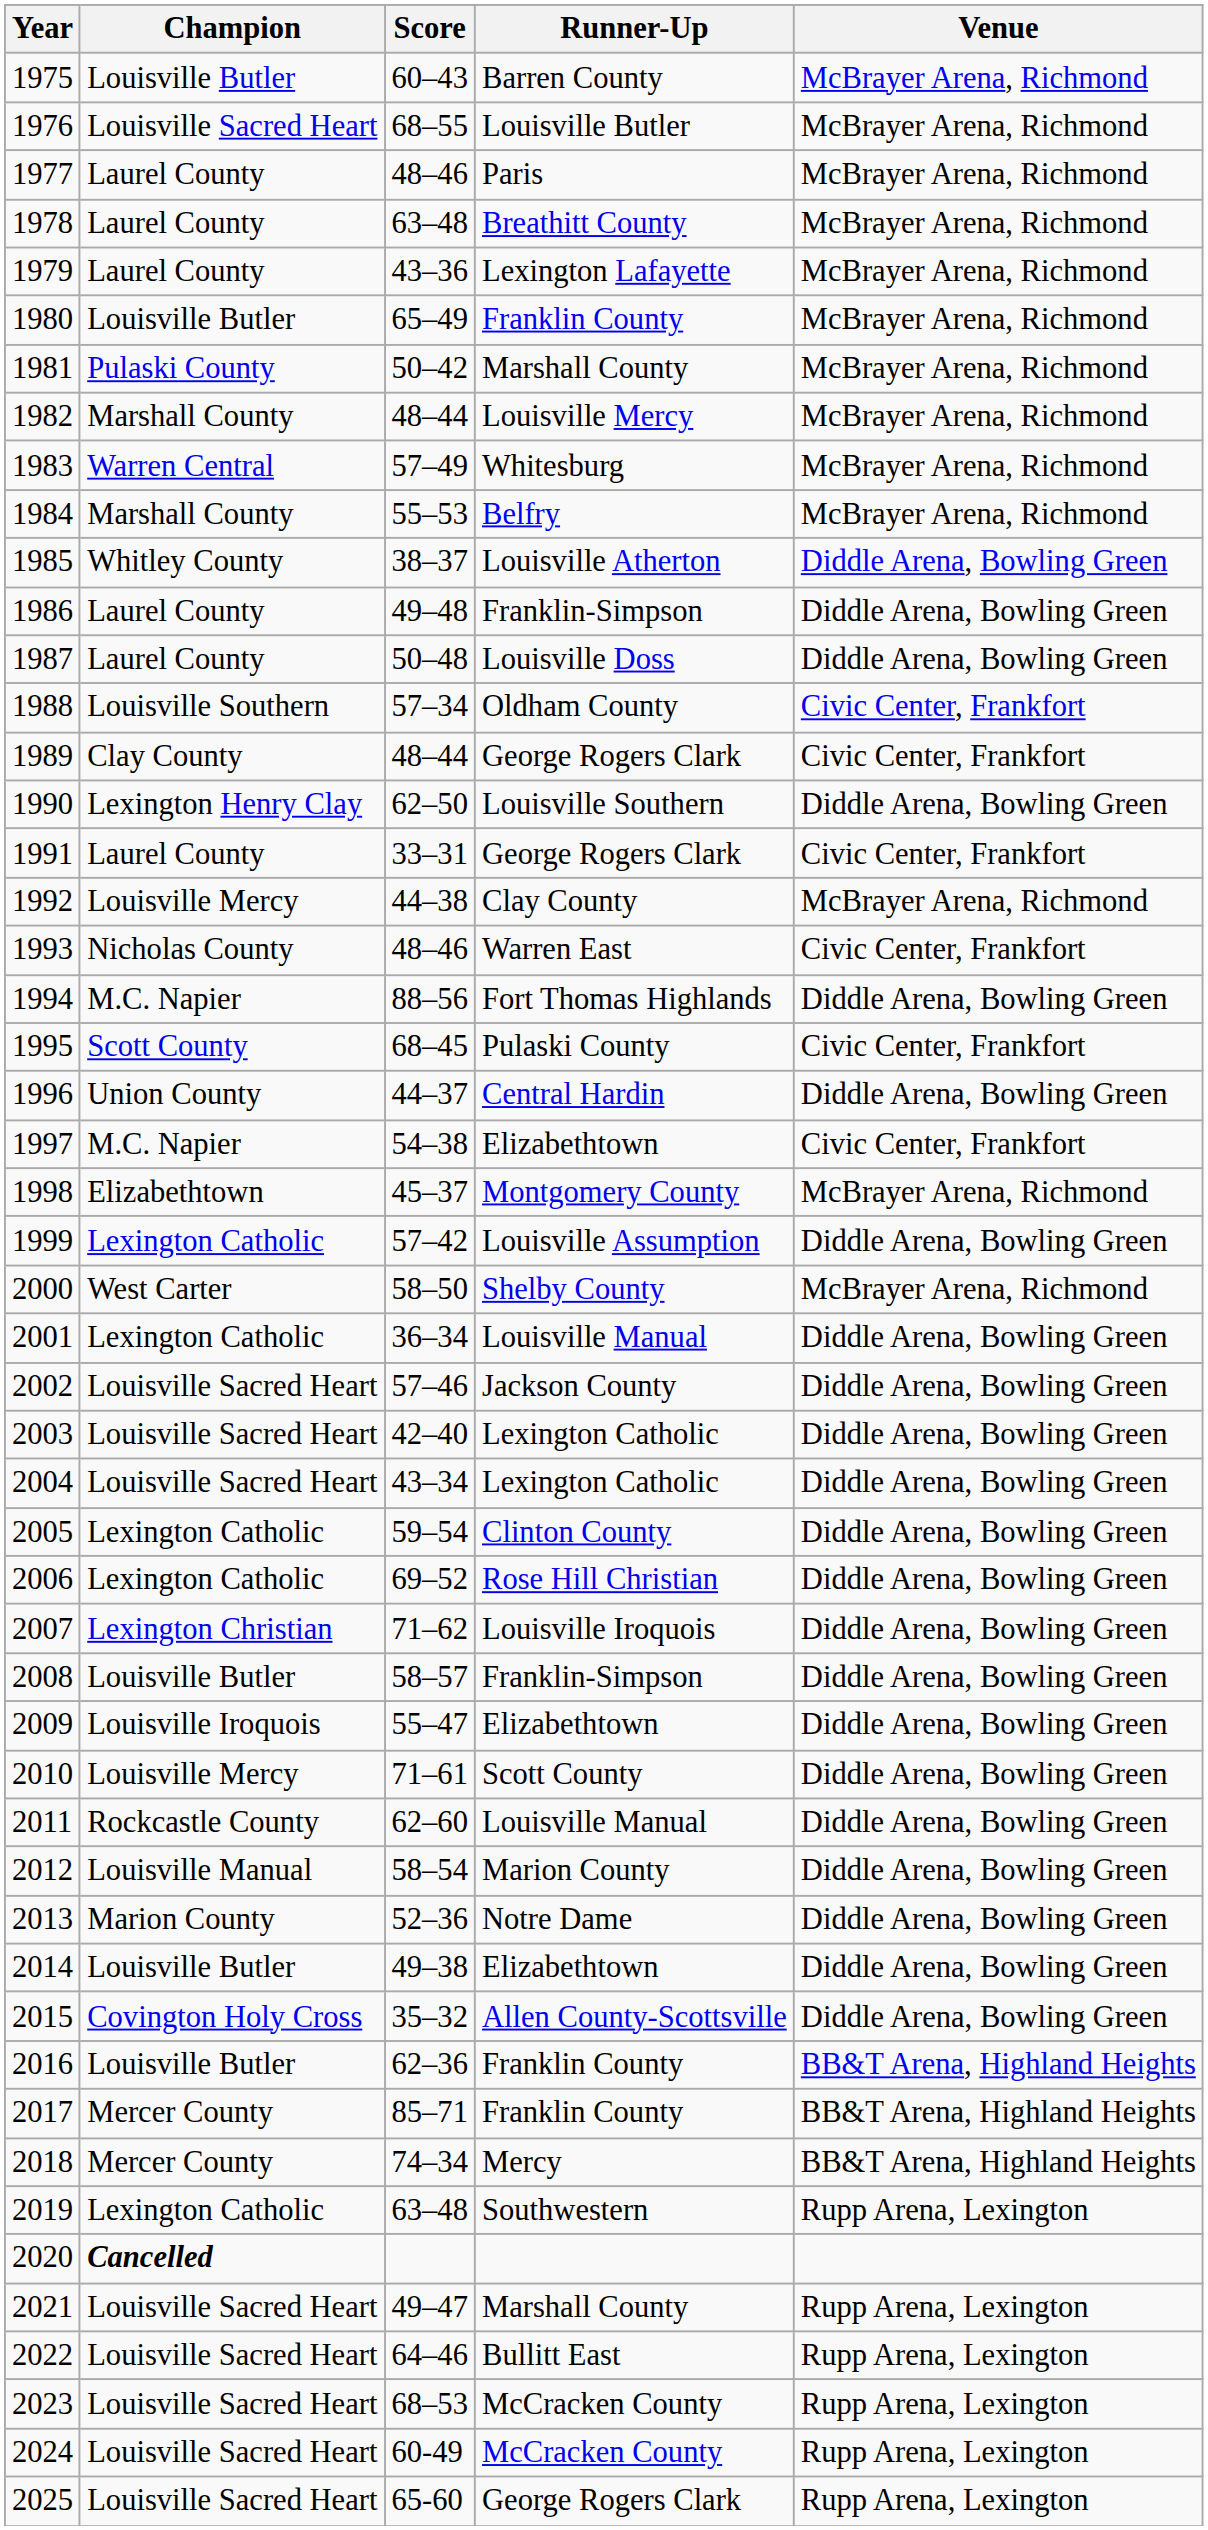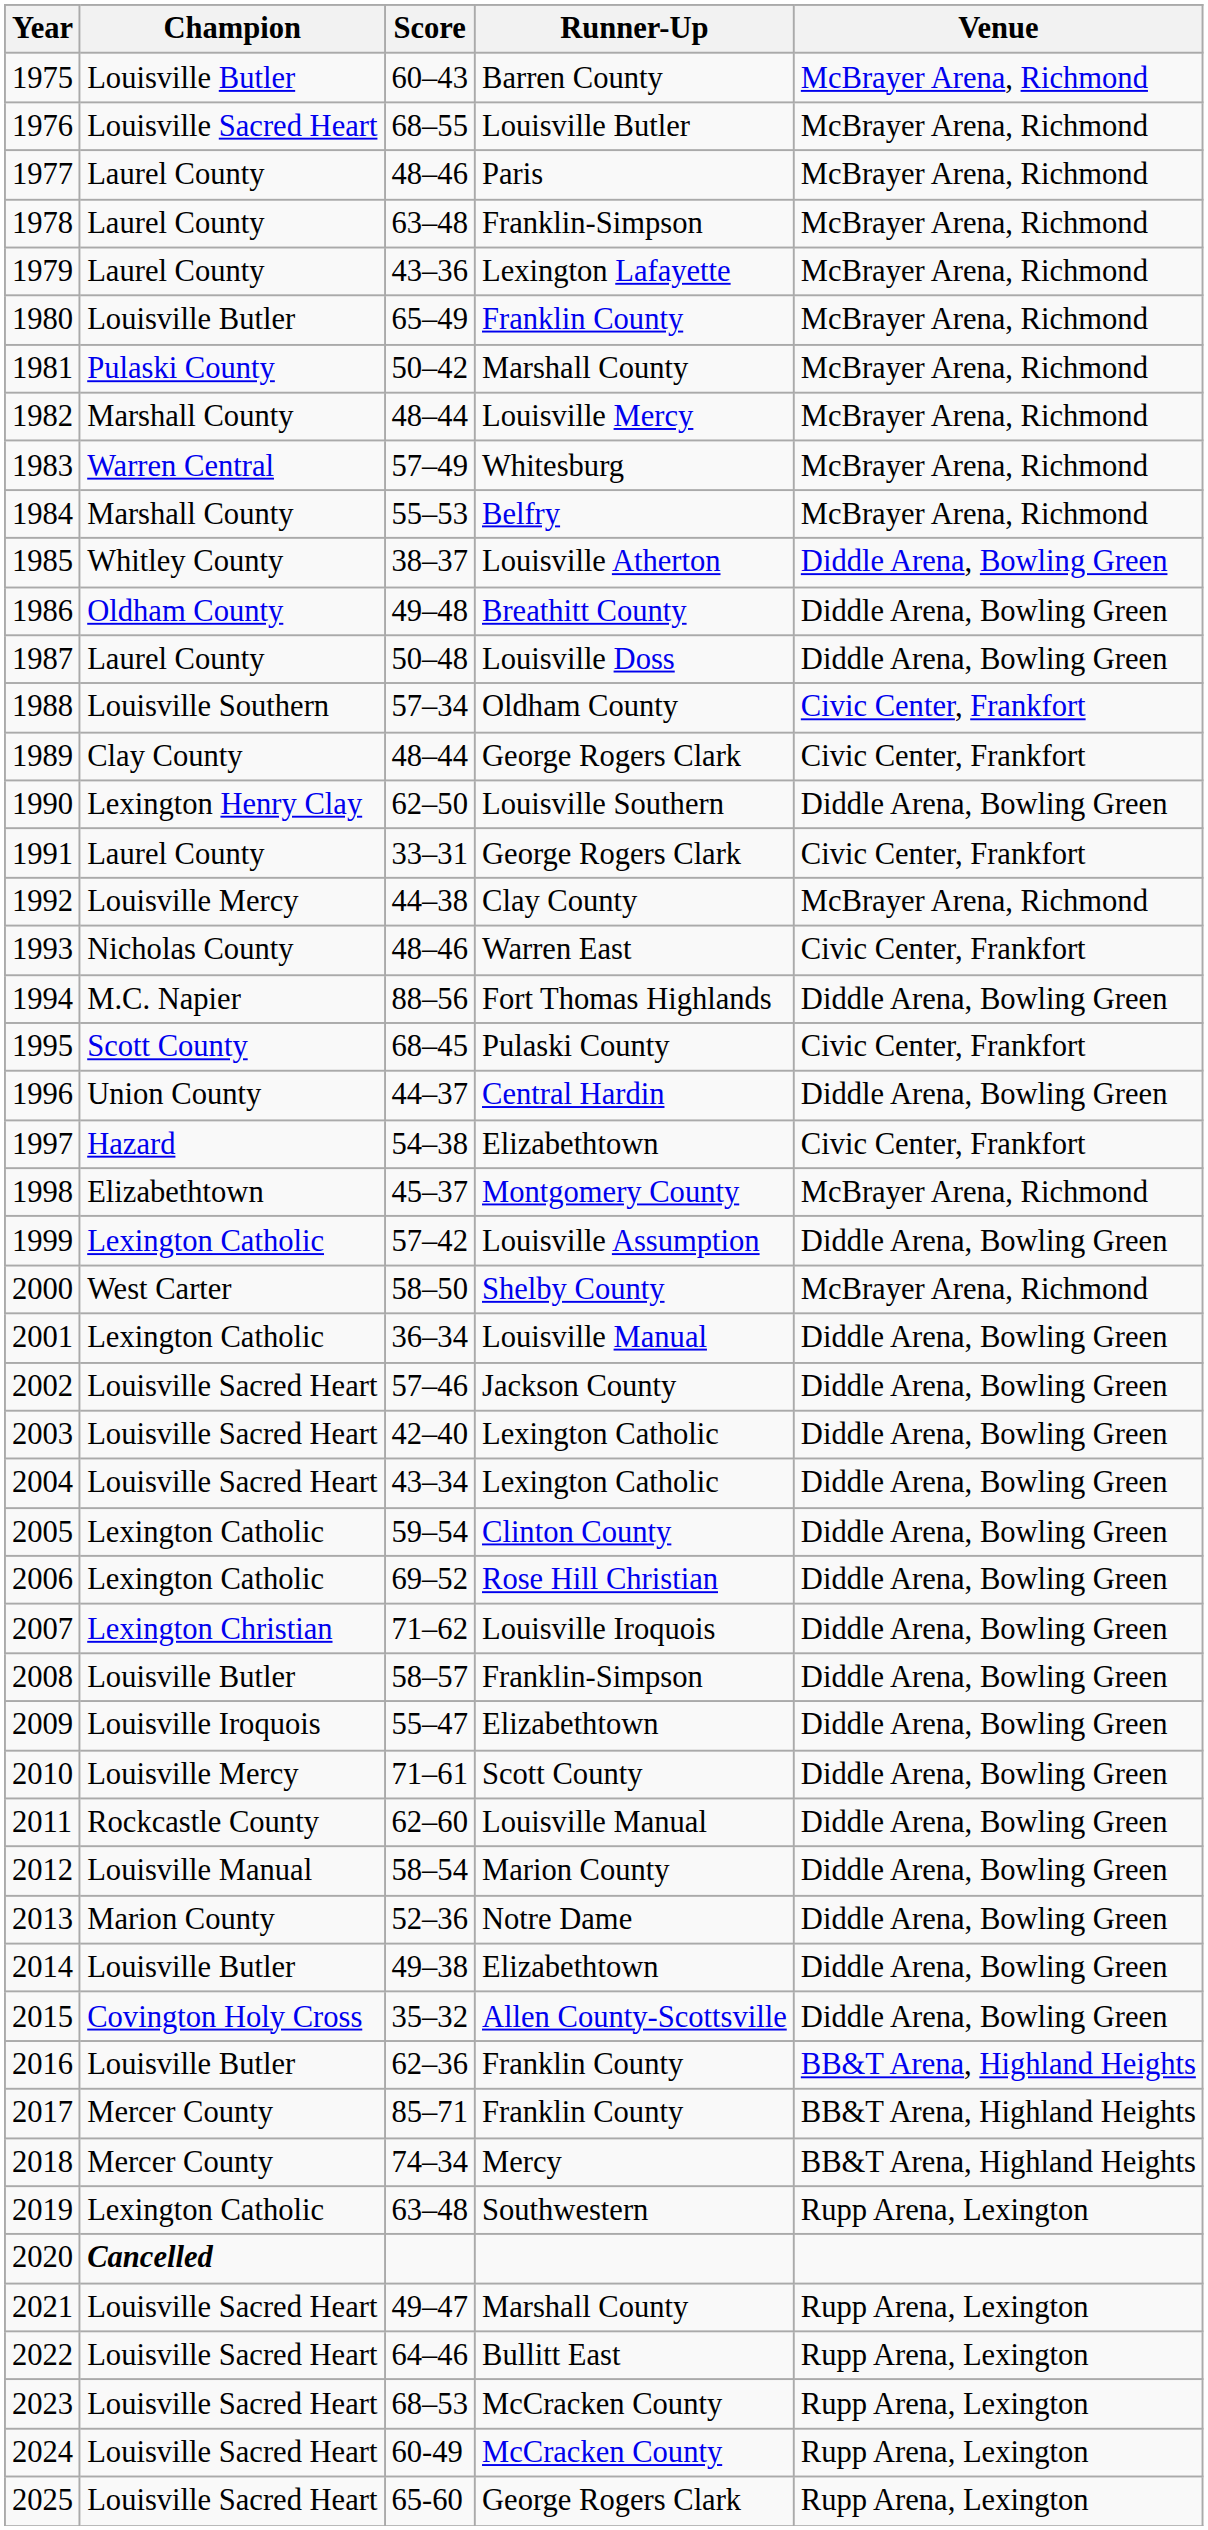(584, 222) Breathitt County -> (592, 222) Franklin-Simpson
(176, 610) Laurel County -> (185, 610) Oldham County
(592, 610) Franklin-Simpson -> (584, 610) Breathitt County
(164, 1143) M.C. Napier -> (131, 1143) Hazard
